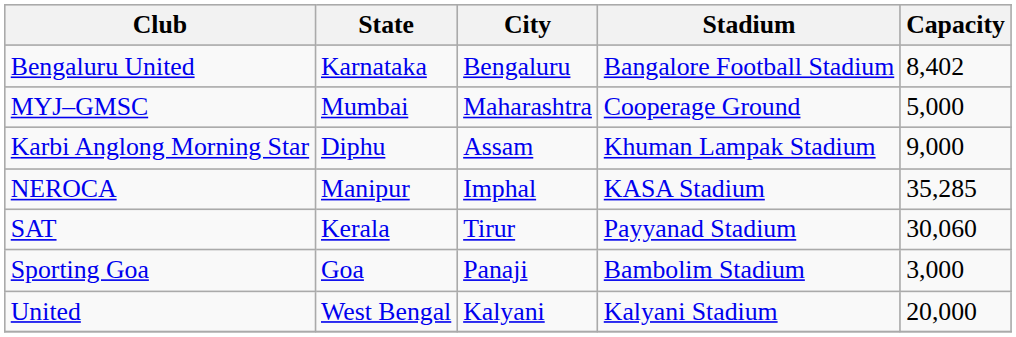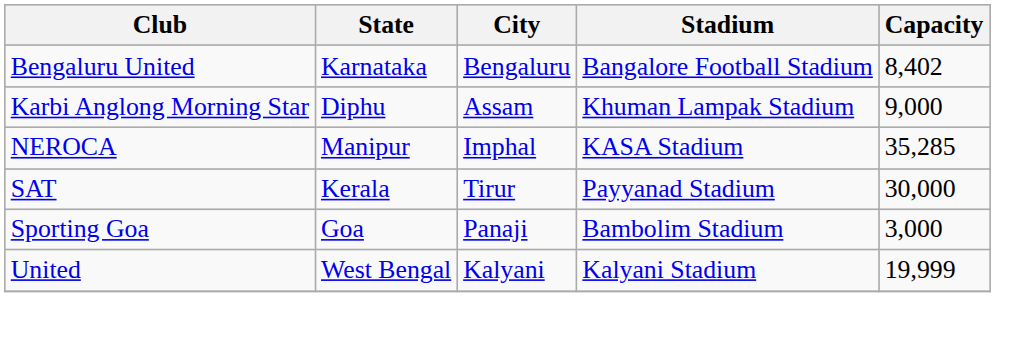- row: (79, 106)
(942, 229) 30,060 -> (920, 188) 30,000
(942, 310) 20,000 -> (920, 270) 19,999
